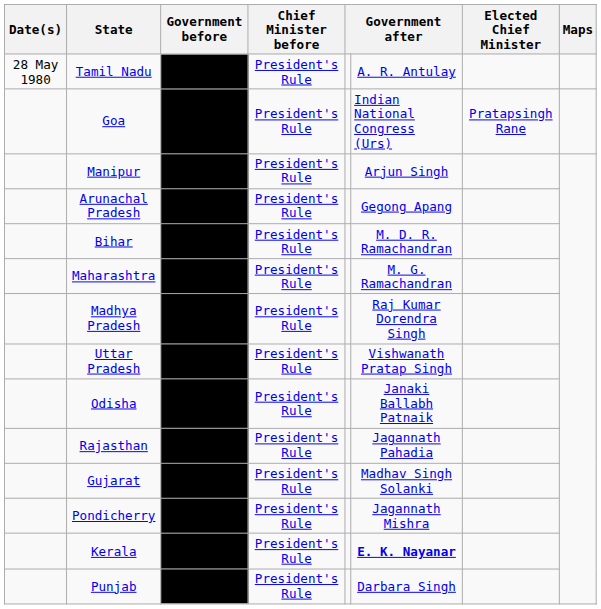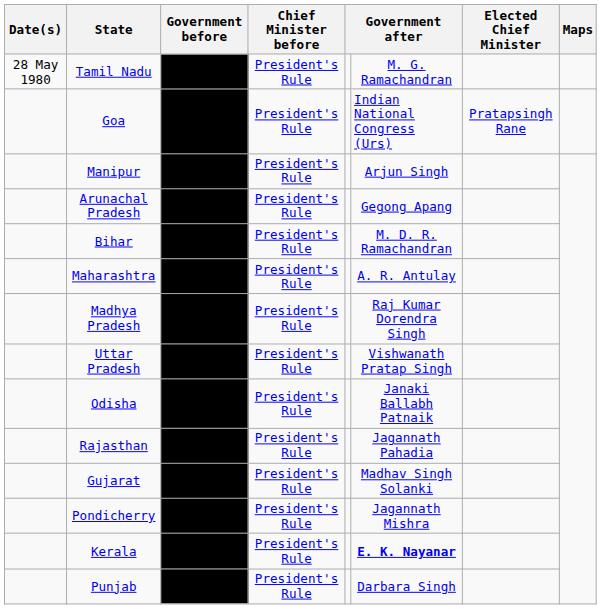(407, 72) A. R. Antulay -> (406, 72) M. G. Ramachandran
(406, 276) M. G. Ramachandran -> (407, 276) A. R. Antulay
